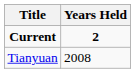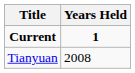(96, 36) 2 -> (96, 36) 1
